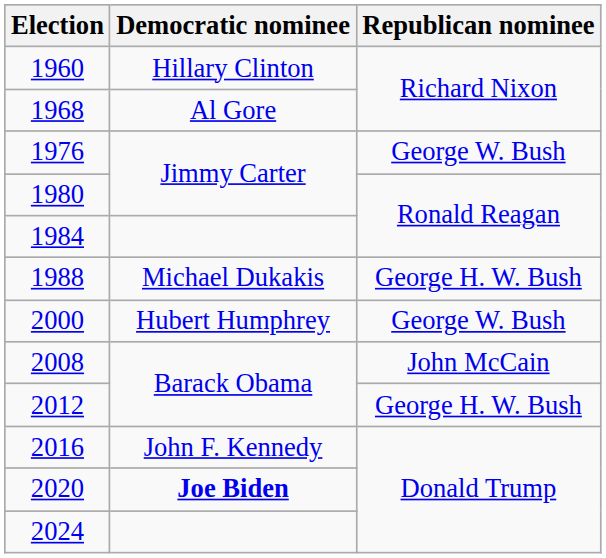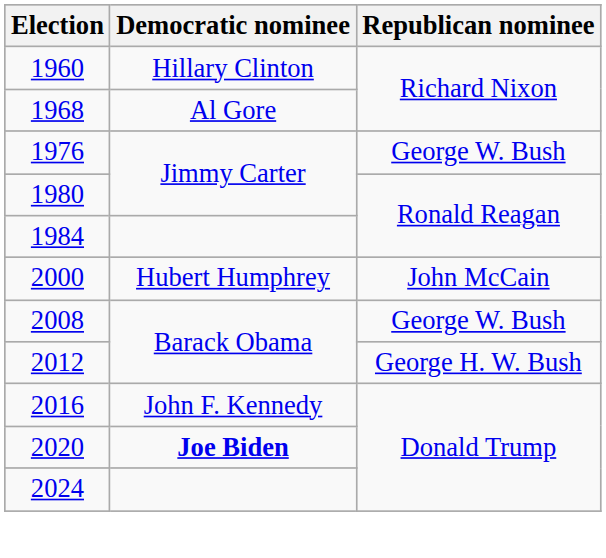- row: (57, 278)
(478, 320) George W. Bush -> (478, 278) John McCain
(478, 362) John McCain -> (478, 320) George W. Bush
